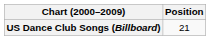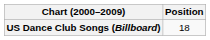(184, 27) 21 -> (184, 27) 18
